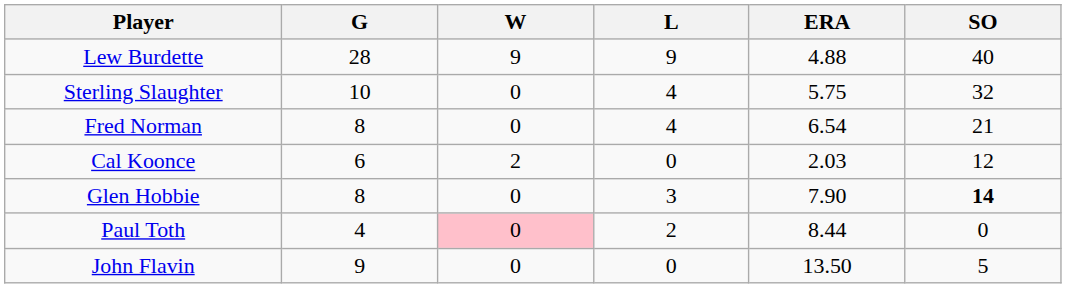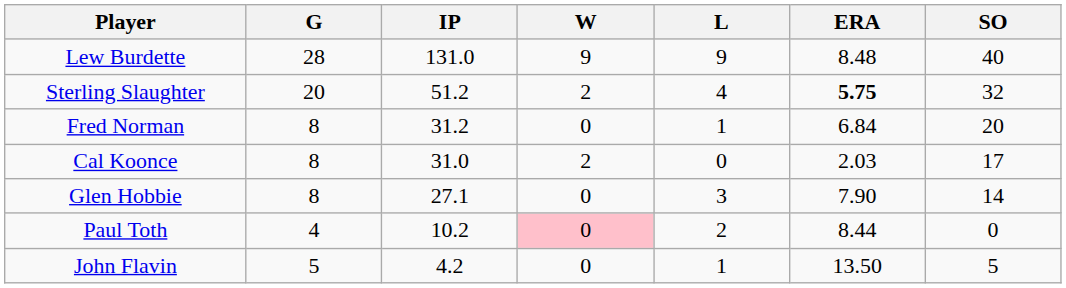+ column: (450, 21)
(827, 56) 4.88 -> (857, 56) 8.48
(360, 91) 10 -> (314, 91) 20
(515, 91) 0 -> (586, 91) 2
(827, 91) normal -> (857, 91) bold
(671, 126) 4 -> (721, 126) 1
(827, 126) 6.54 -> (857, 126) 6.84
(983, 126) 21 -> (993, 126) 20
(360, 160) 6 -> (314, 160) 8
(983, 160) 12 -> (993, 160) 17
(983, 195) bold -> (993, 195) normal
(360, 265) 9 -> (314, 265) 5
(671, 265) 0 -> (721, 265) 1
